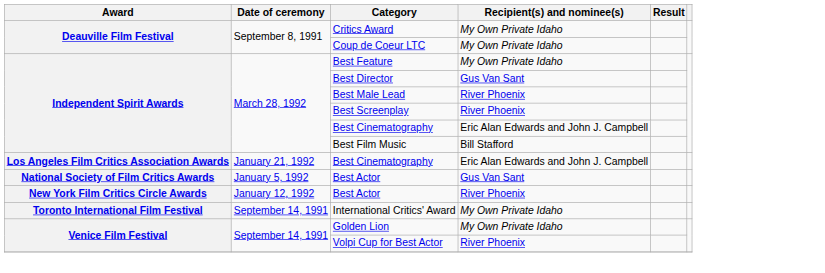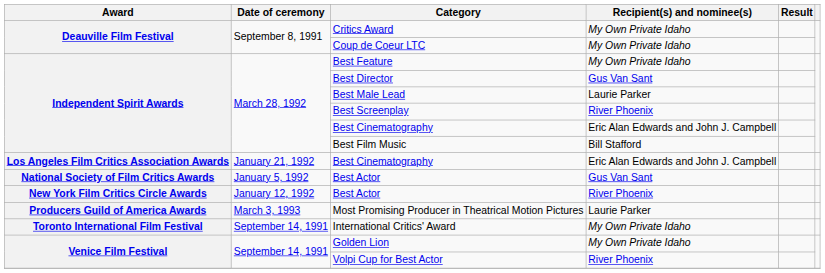(493, 95) River Phoenix -> (620, 95) Laurie Parker
+ row: (118, 210)
